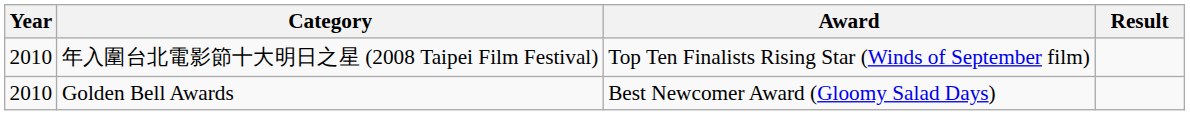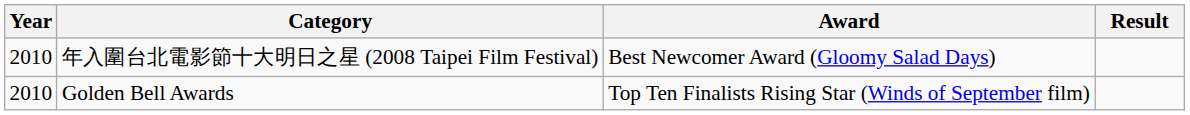(849, 57) Top Ten Finalists Rising Star (Winds of September film) -> (802, 57) Best Newcomer Award (Gloomy Salad Days)
(802, 92) Best Newcomer Award (Gloomy Salad Days) -> (849, 92) Top Ten Finalists Rising Star (Winds of September film)
